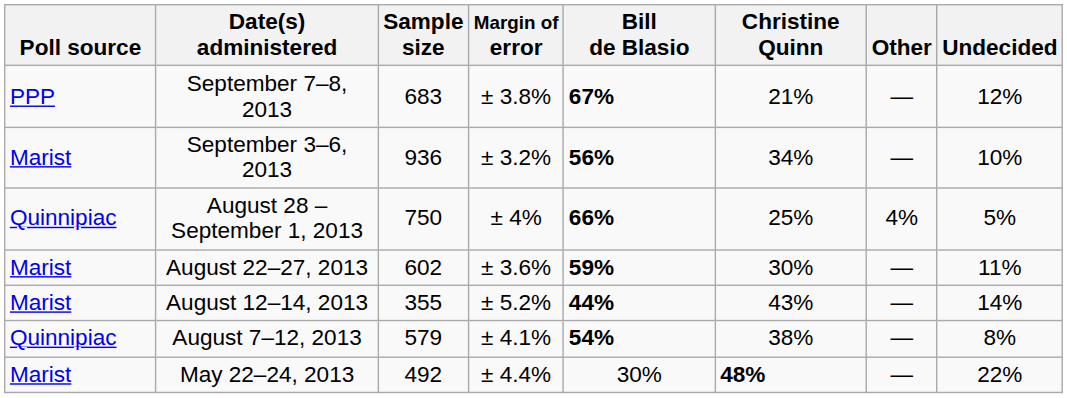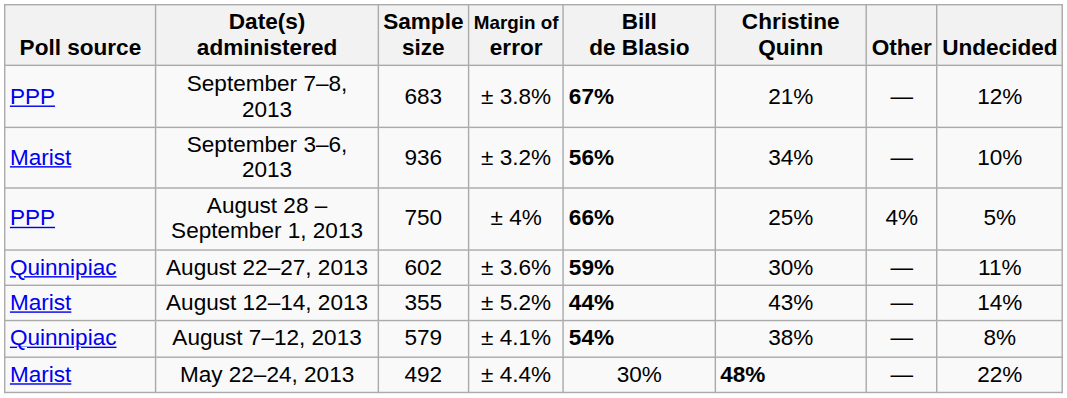(63, 218) Quinnipiac -> (32, 218) PPP
(41, 267) Marist -> (63, 267) Quinnipiac
